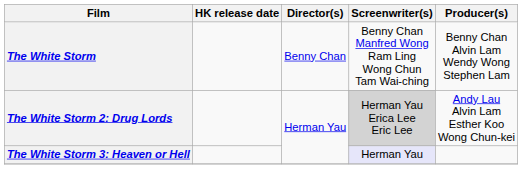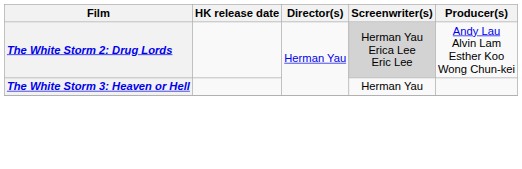- row: (51, 56)
(392, 154) lavender background -> (392, 86) no background
